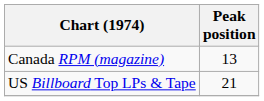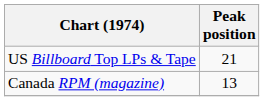rows swapped: (86, 58) <-> (102, 83)
